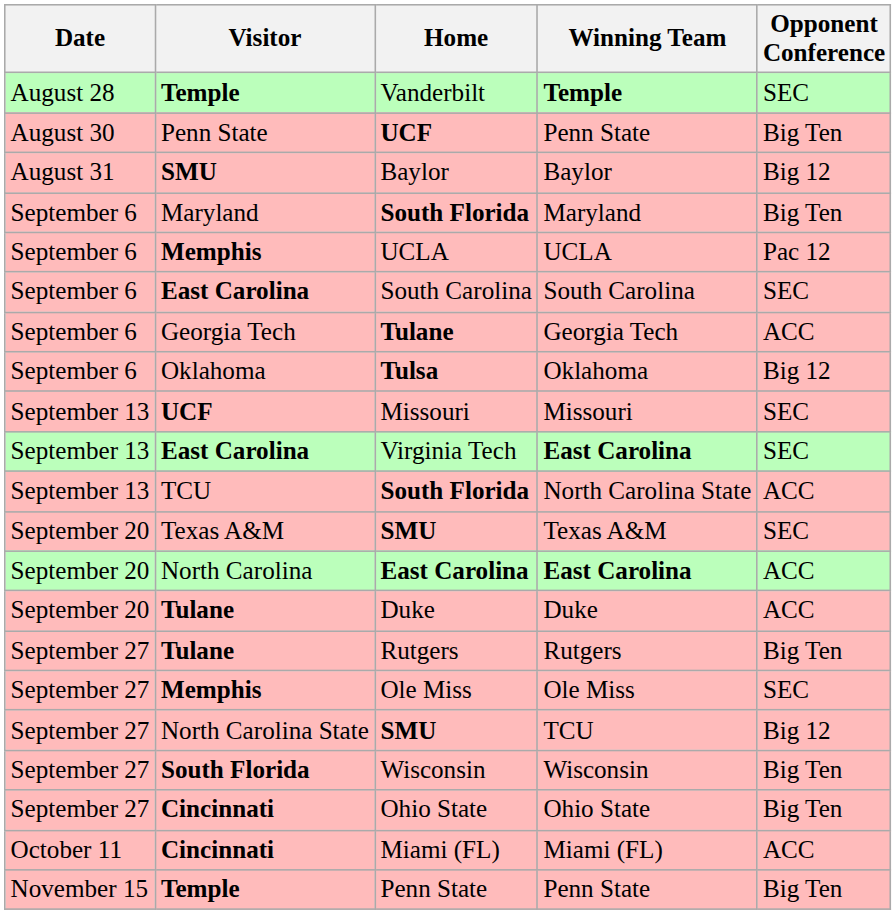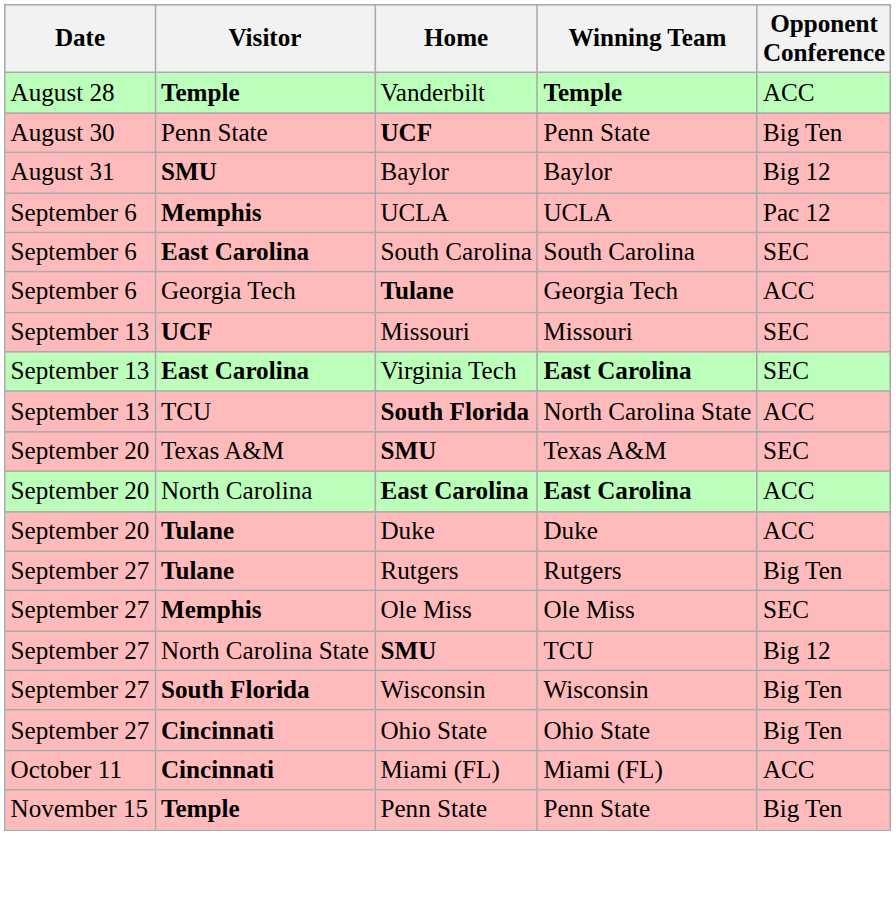(786, 92) SEC -> (789, 92) ACC
- row: (455, 212)
- row: (409, 371)
